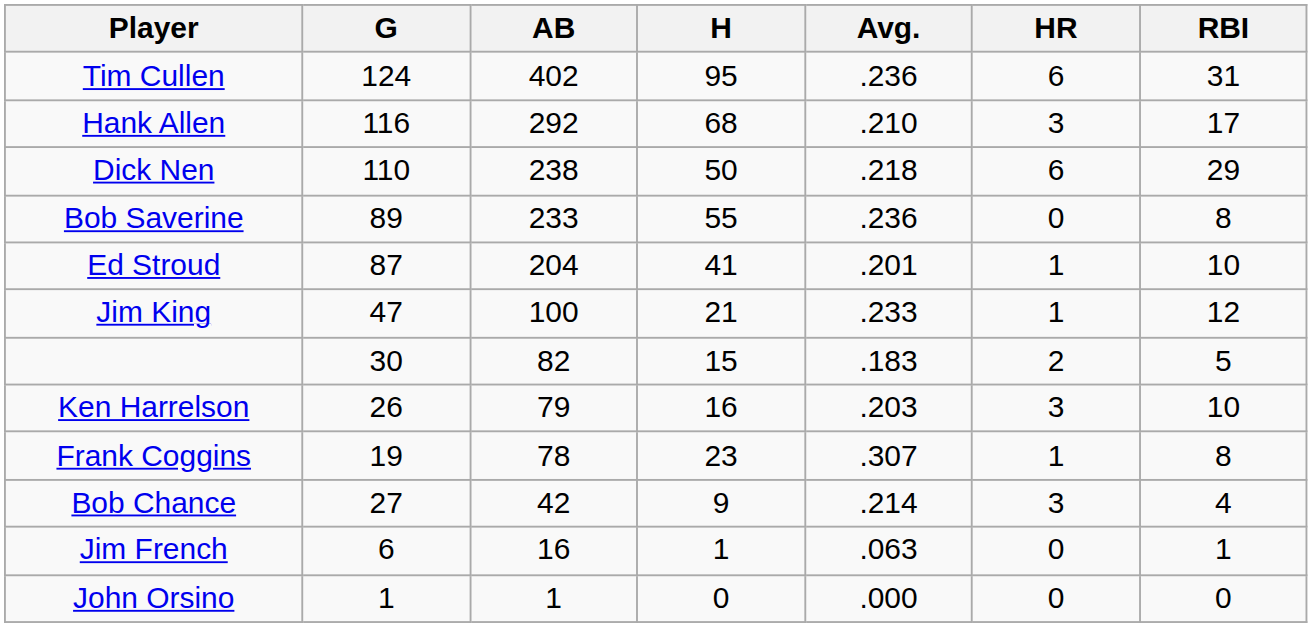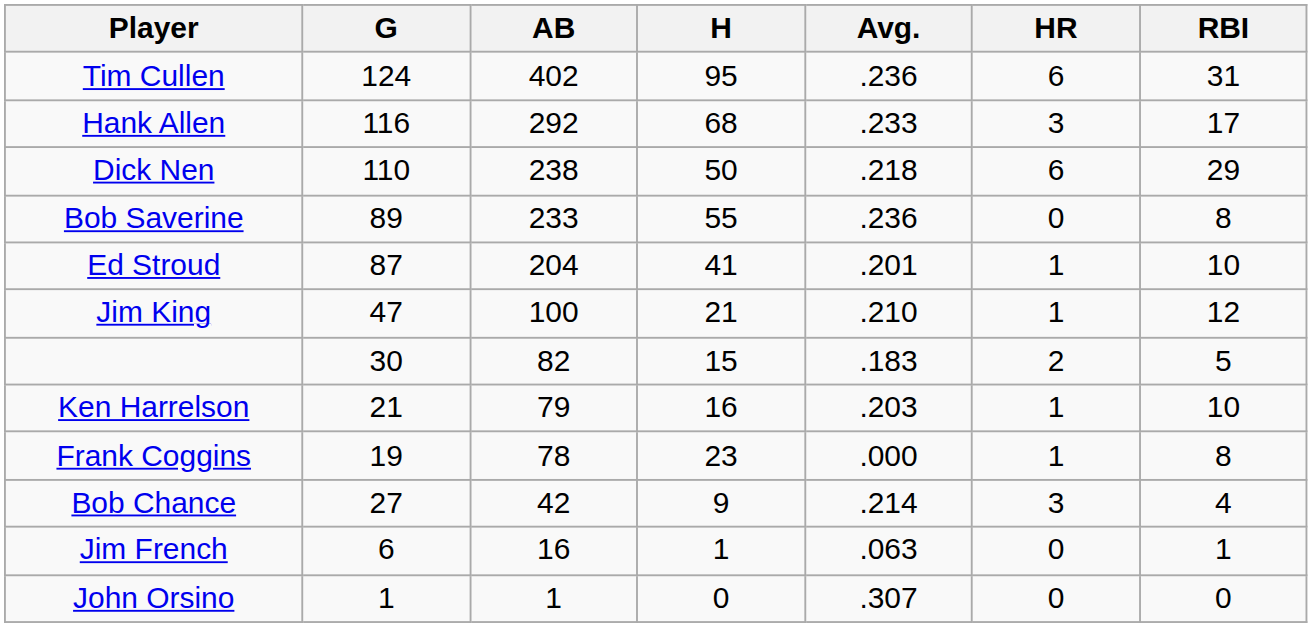(889, 123) .210 -> (889, 123) .233
(889, 312) .233 -> (889, 312) .210
(386, 407) 26 -> (386, 407) 21
(1056, 407) 3 -> (1056, 407) 1
(889, 455) .307 -> (889, 455) .000
(889, 597) .000 -> (889, 597) .307
